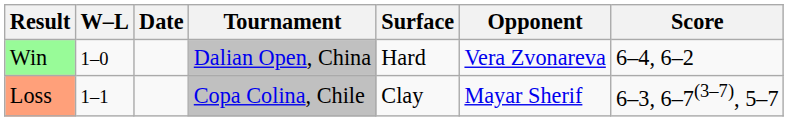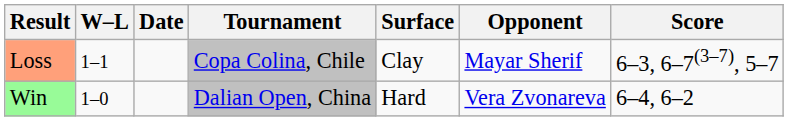rows swapped: (29, 57) <-> (31, 95)
